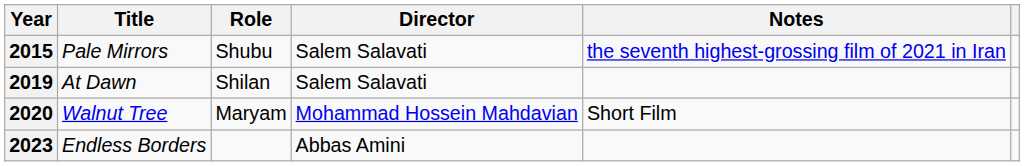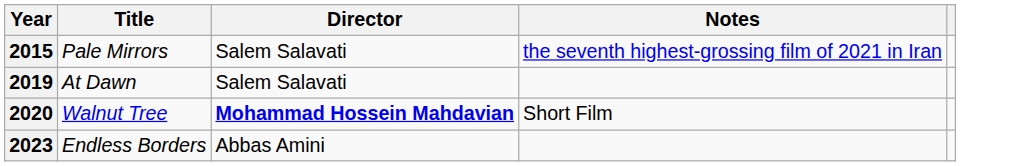- column: (251, 20)
(437, 113) normal -> (365, 113) bold
